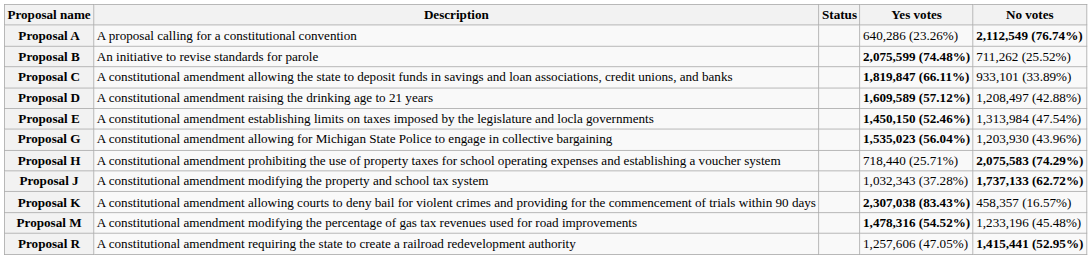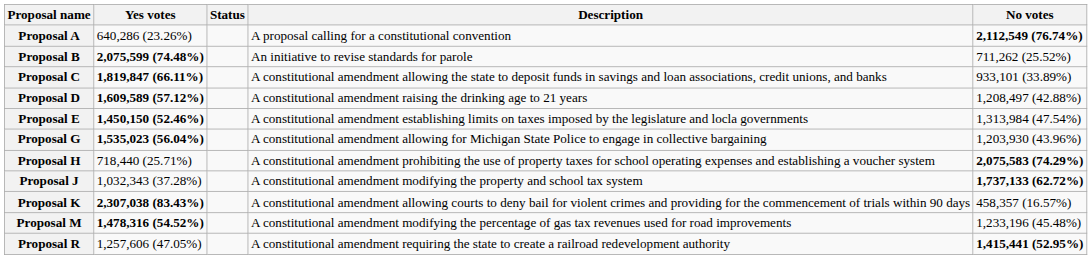columns swapped: (456, 14) <-> (917, 14)
